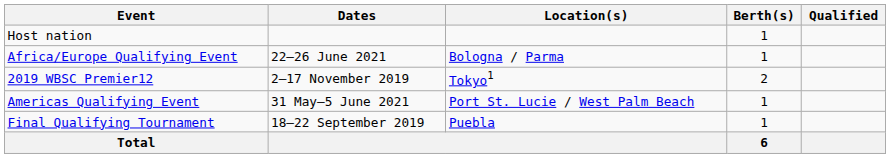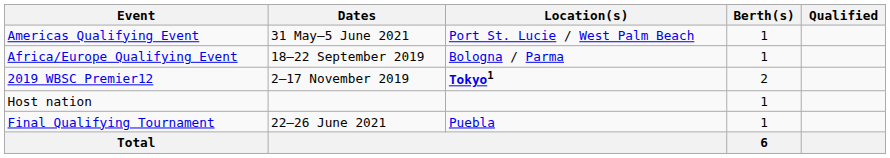rows swapped: (50, 36) <-> (103, 101)
(329, 56) 22–26 June 2021 -> (348, 56) 18–22 September 2019
(471, 79) normal -> (471, 79) bold
(348, 122) 18–22 September 2019 -> (329, 122) 22–26 June 2021
